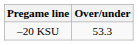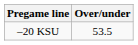(102, 31) 53.3 -> (102, 31) 53.5
